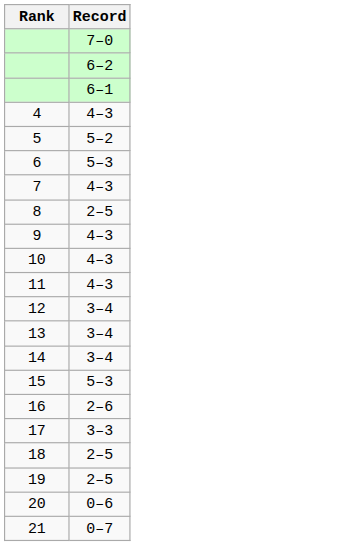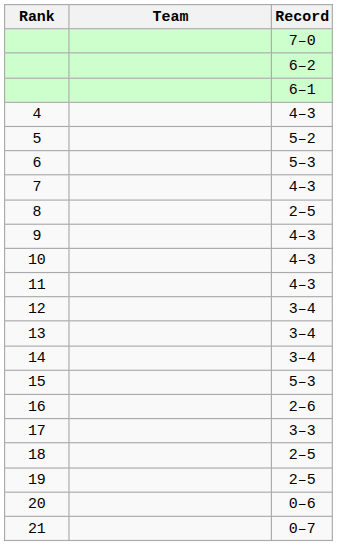+ column: (170, 17)
